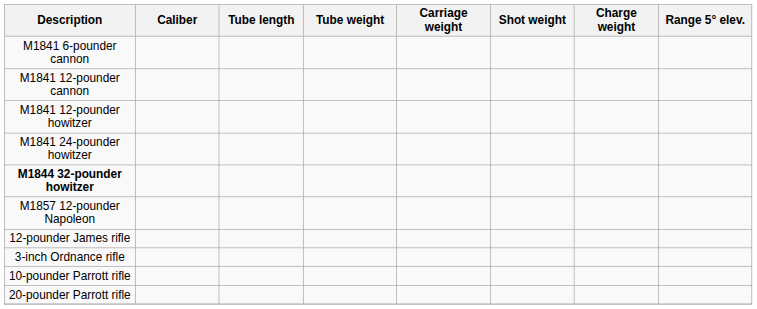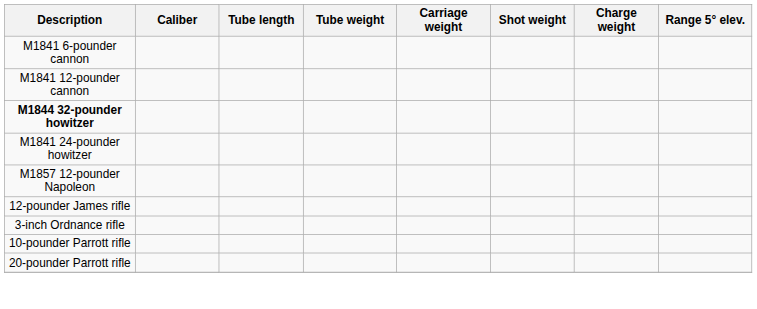- row: (70, 116)
rows swapped: (70, 148) <-> (70, 181)
